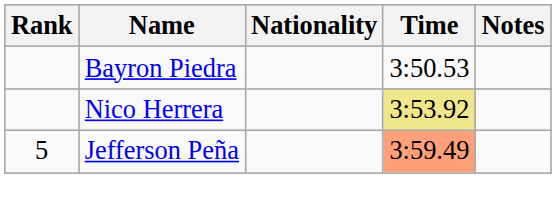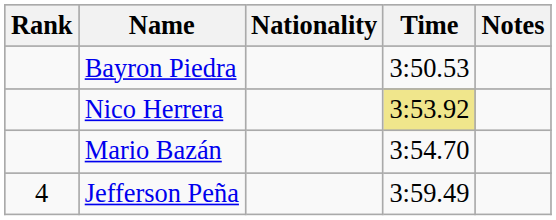+ row: (153, 151)
(42, 151) 5 -> (42, 192) 4
(429, 151) lightsalmon background -> (429, 192) no background
